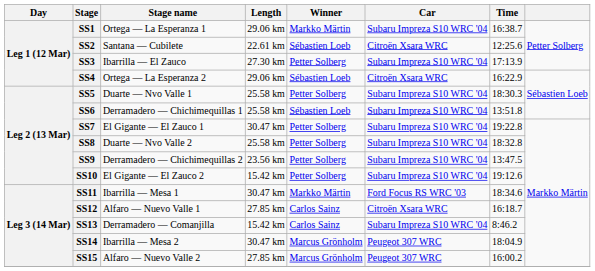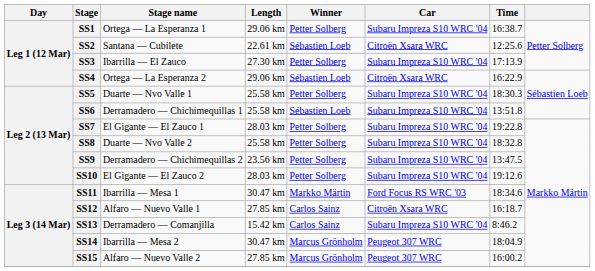(320, 28) Markko Märtin -> (318, 28) Petter Solberg
(266, 126) 30.47 km -> (266, 126) 28.03 km
(266, 176) 15.42 km -> (266, 176) 28.03 km
